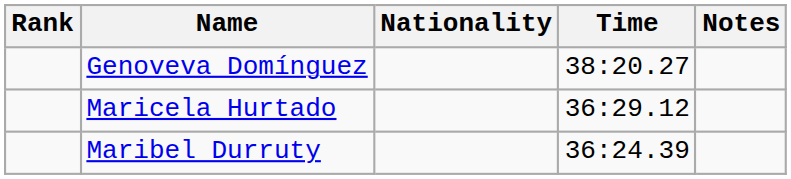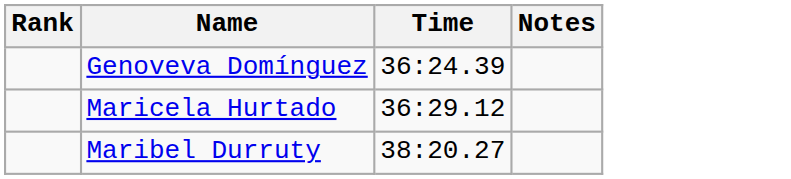- column: (466, 26)
(627, 69) 38:20.27 -> (443, 69) 36:24.39
(627, 153) 36:24.39 -> (443, 153) 38:20.27
